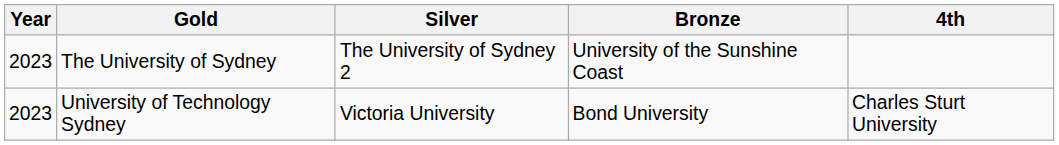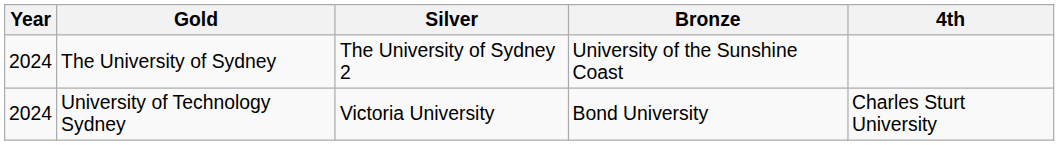(31, 61) 2023 -> (31, 61) 2024
(31, 113) 2023 -> (31, 113) 2024
